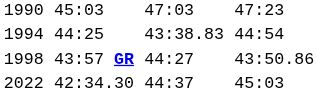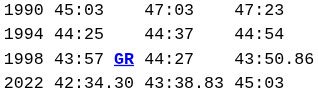(184, 35) 43:38.83 -> (169, 35) 44:37
(169, 83) 44:37 -> (184, 83) 43:38.83
